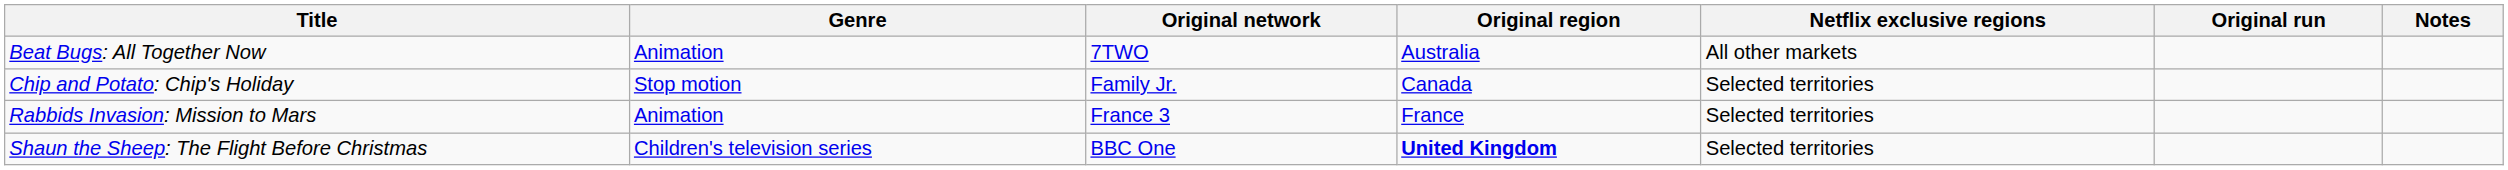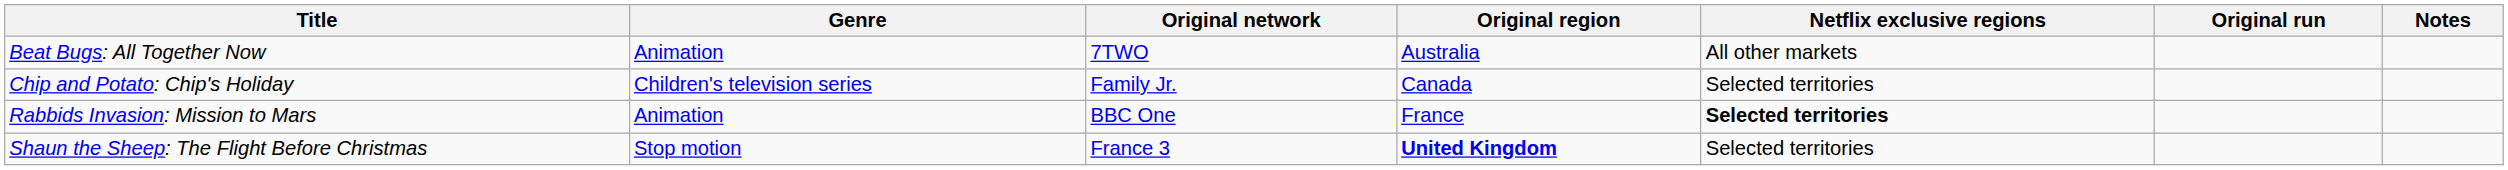(688, 84) Stop motion -> (753, 84) Children's television series
(1130, 116) France 3 -> (1133, 116) BBC One
(1790, 116) normal -> (1797, 116) bold
(753, 148) Children's television series -> (688, 148) Stop motion
(1133, 148) BBC One -> (1130, 148) France 3
